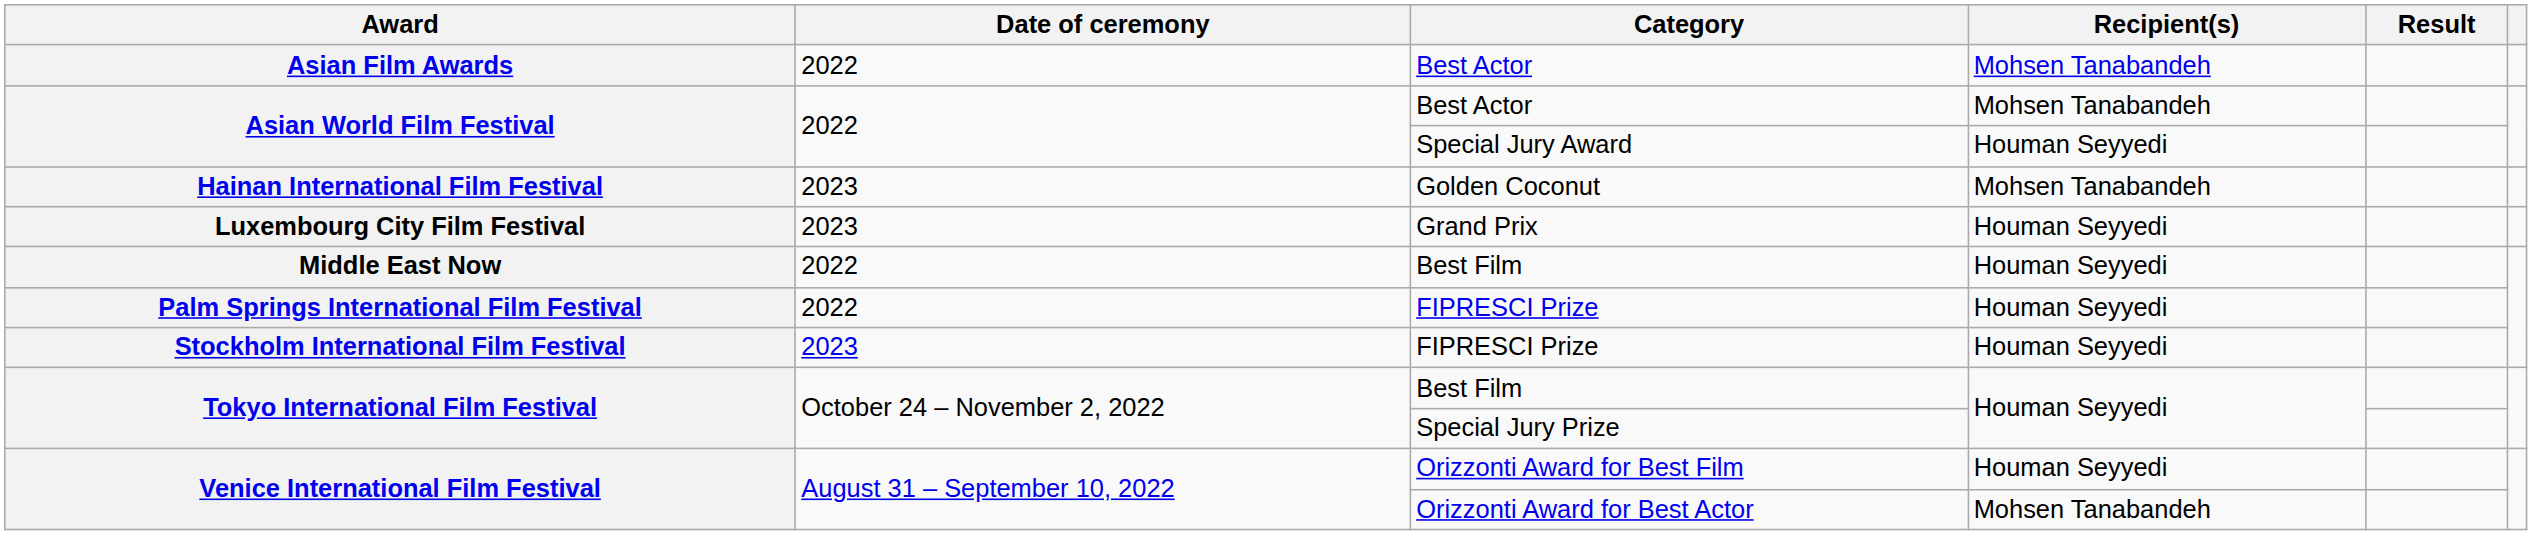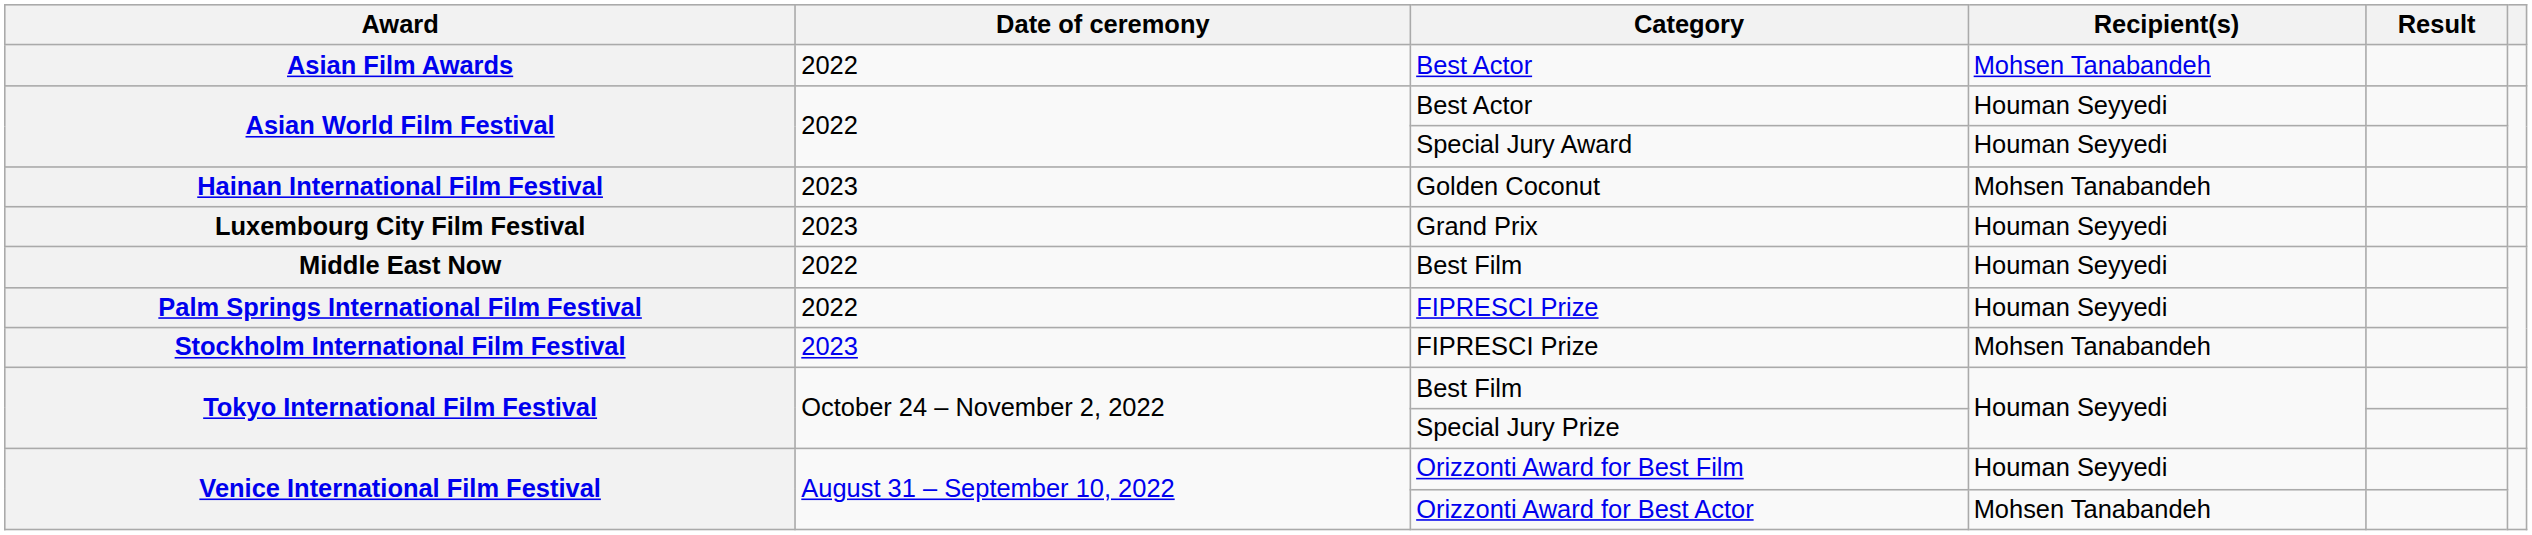(2092, 105) Mohsen Tanabandeh -> (2071, 105) Houman Seyyedi
(2071, 347) Houman Seyyedi -> (2092, 347) Mohsen Tanabandeh
